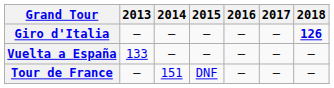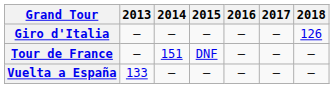(311, 34) bold -> (311, 34) normal
rows swapped: (62, 73) <-> (62, 54)
